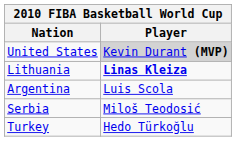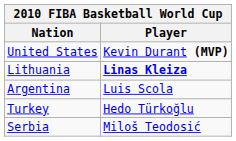(166, 52) lightgrey background -> (166, 52) no background
rows swapped: (28, 108) <-> (28, 127)
